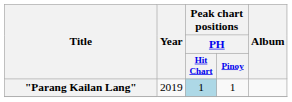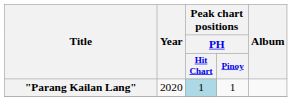(171, 87) 2019 -> (171, 87) 2020
